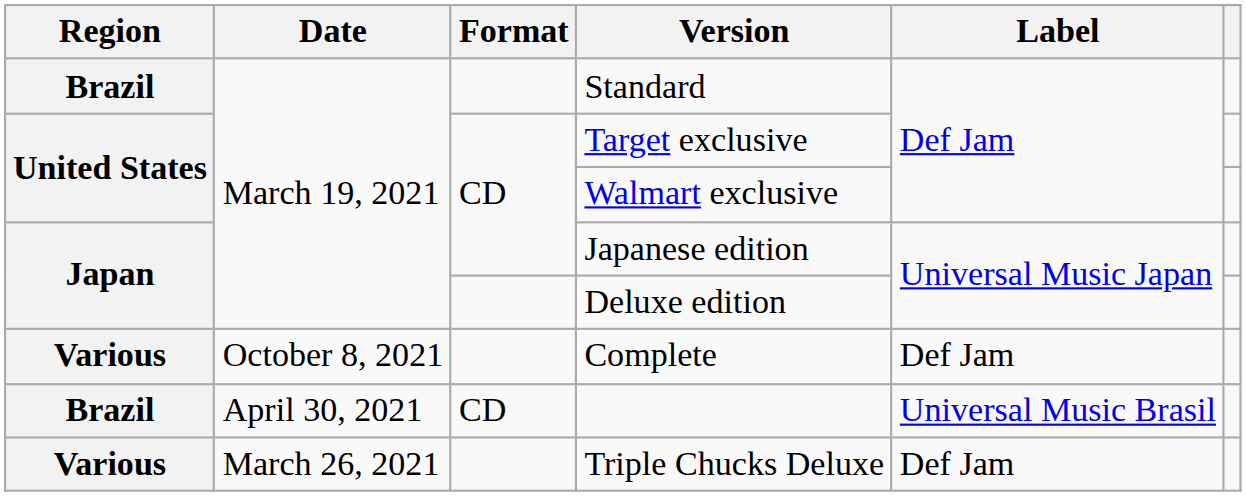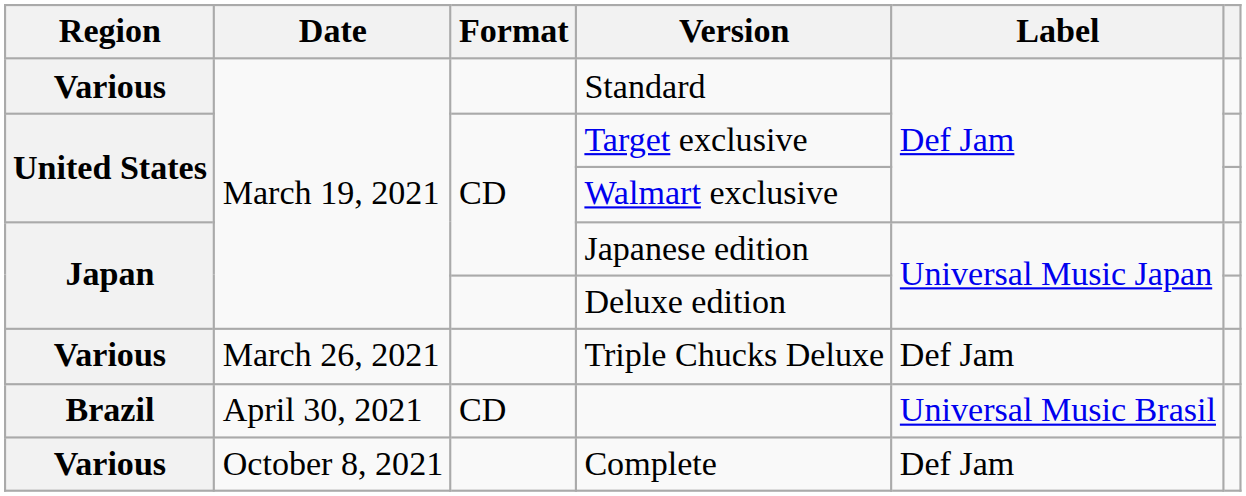(110, 85) Brazil -> (110, 85) Various
rows swapped: (734, 463) <-> (651, 355)
